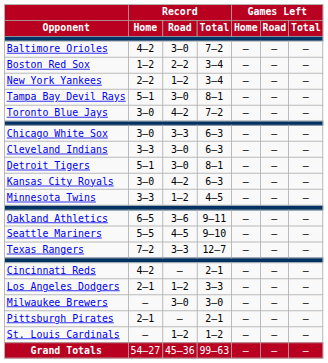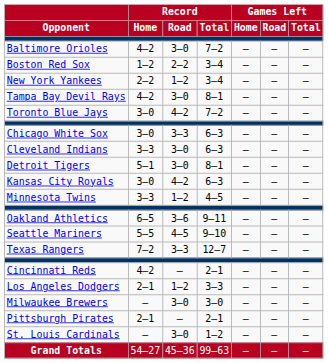(145, 97) 5–1 -> (145, 97) 4–2
(180, 335) 1–2 -> (180, 335) 3–0
